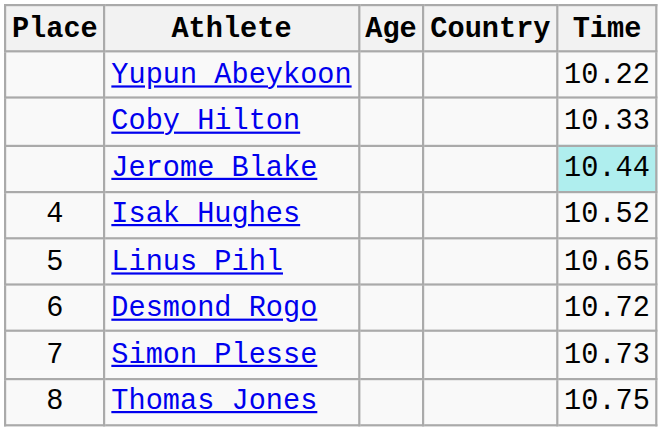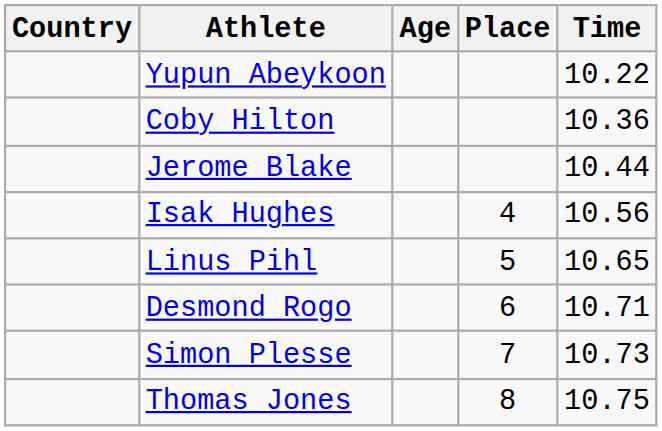columns swapped: (55, 28) <-> (490, 28)
(607, 122) 10.33 -> (607, 122) 10.36
(607, 168) paleturquoise background -> (607, 168) no background
(607, 215) 10.52 -> (607, 215) 10.56
(607, 308) 10.72 -> (607, 308) 10.71
